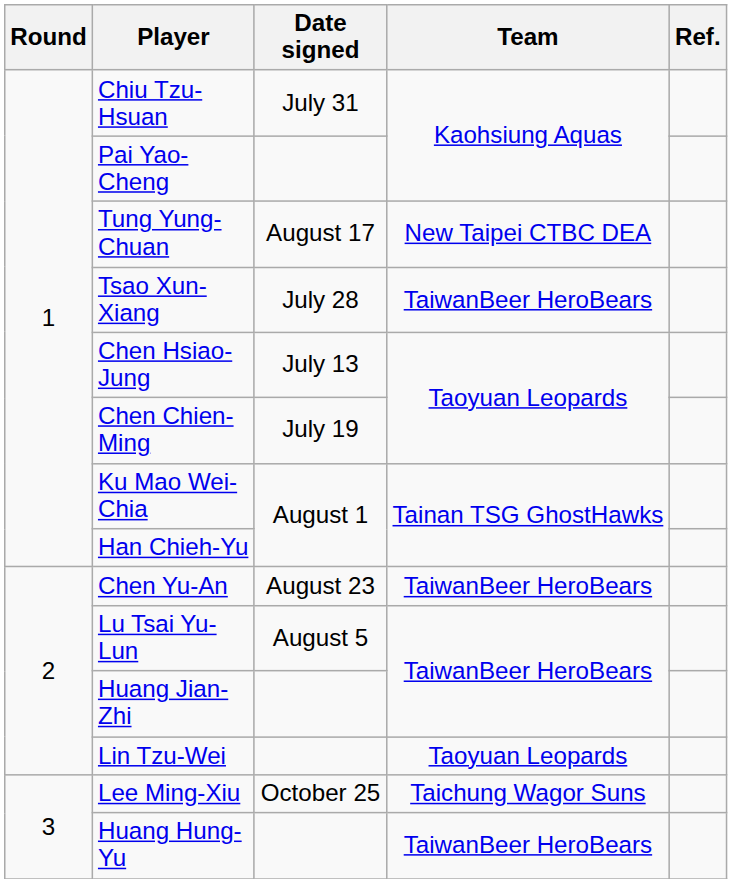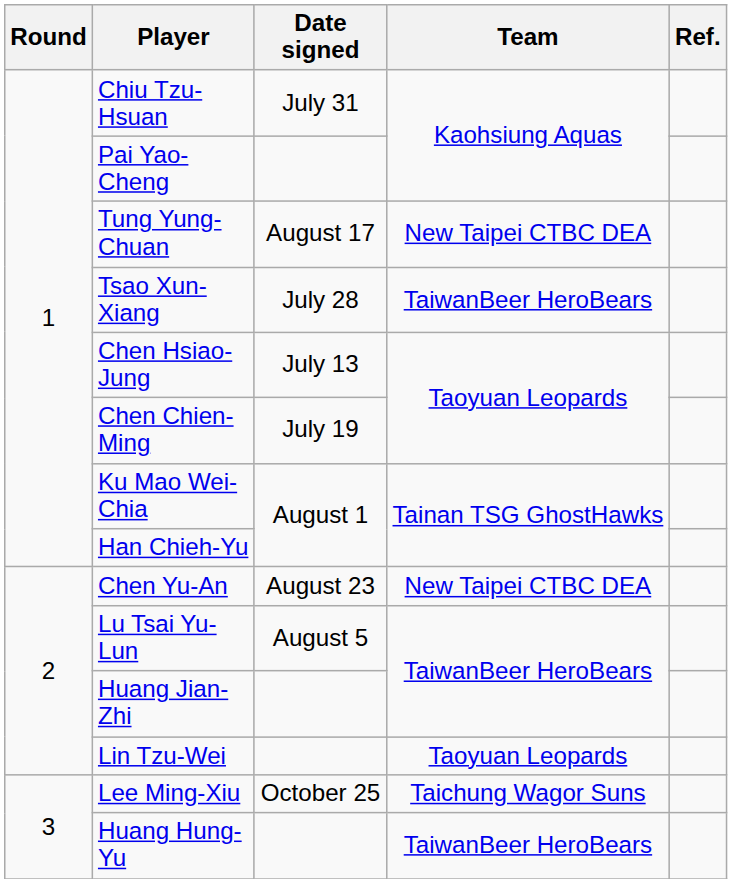(528, 585) TaiwanBeer HeroBears -> (528, 585) New Taipei CTBC DEA
